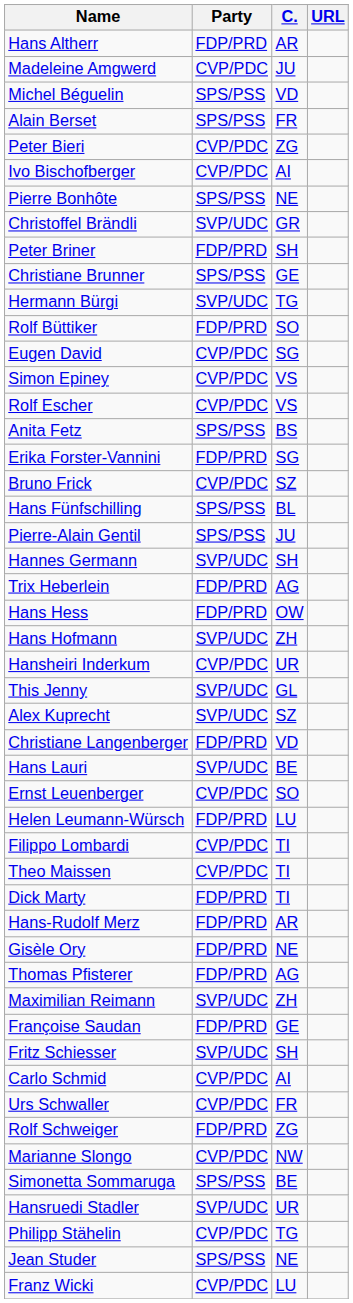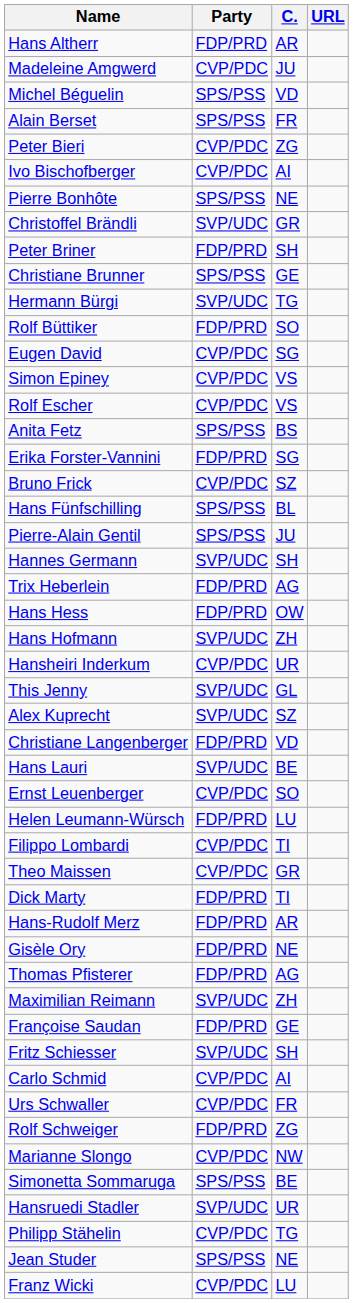(283, 871) TI -> (288, 871) GR
